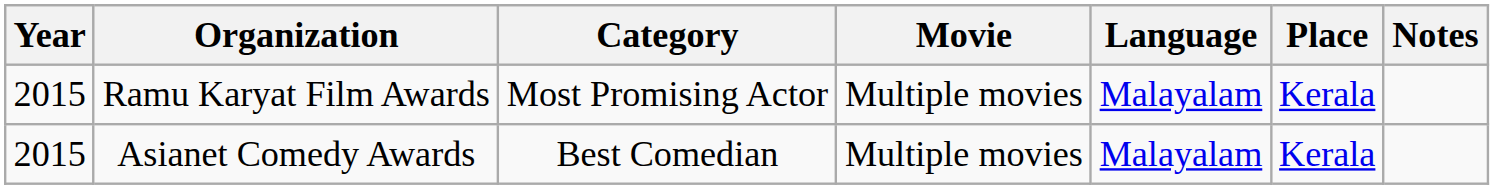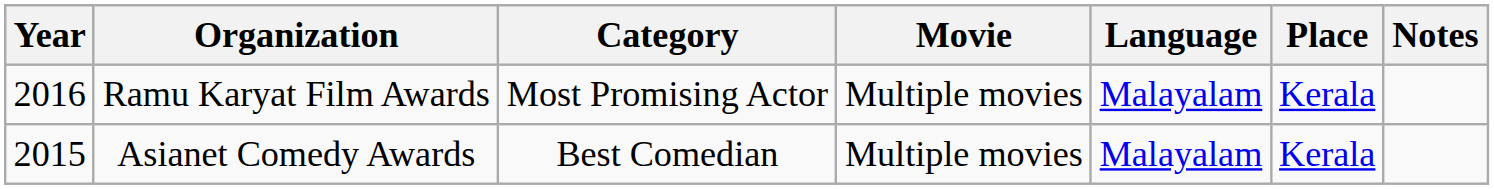(50, 94) 2015 -> (50, 94) 2016
